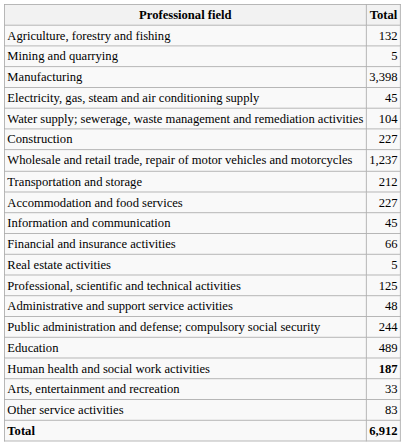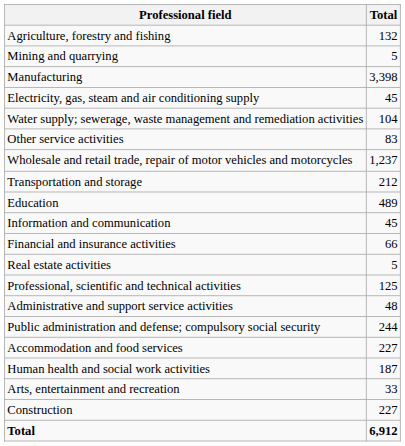rows swapped: (40, 139) <-> (65, 410)
rows swapped: (95, 202) <-> (33, 347)
(388, 368) bold -> (388, 368) normal
